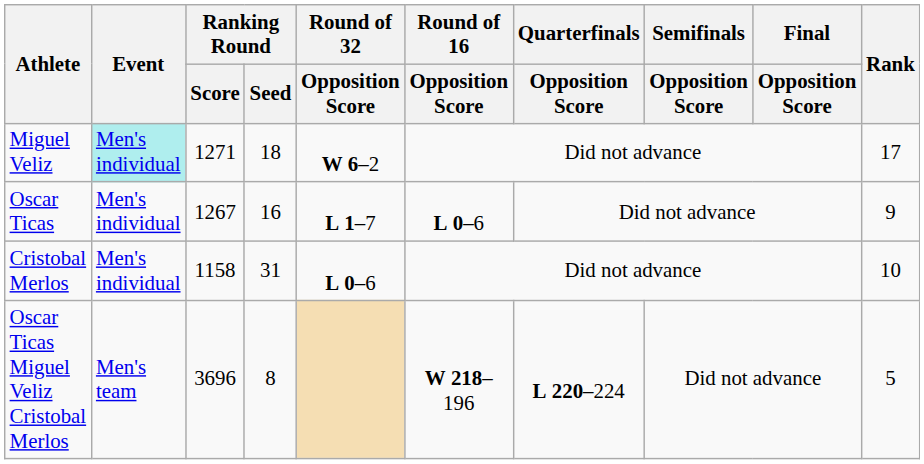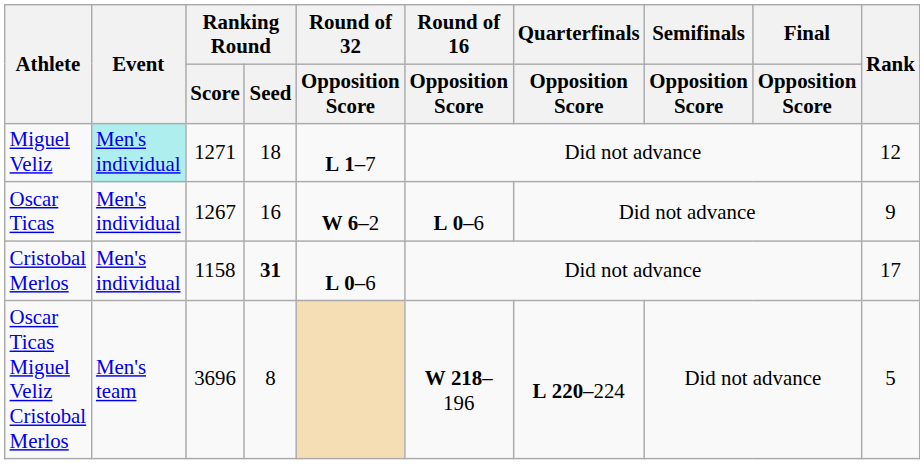(350, 164) W 6–2 -> (350, 164) L 1–7
(890, 152) 17 -> (890, 152) 12
(350, 224) L 1–7 -> (350, 224) W 6–2
(270, 270) normal -> (270, 270) bold
(890, 270) 10 -> (890, 270) 17
